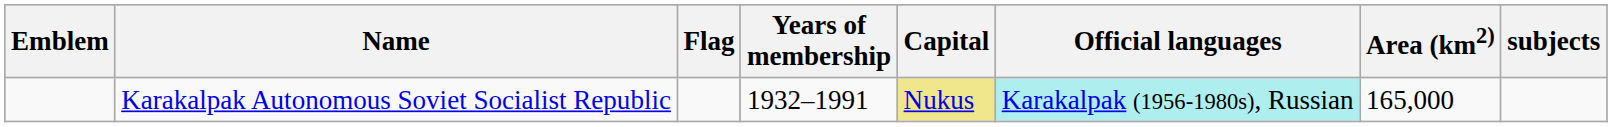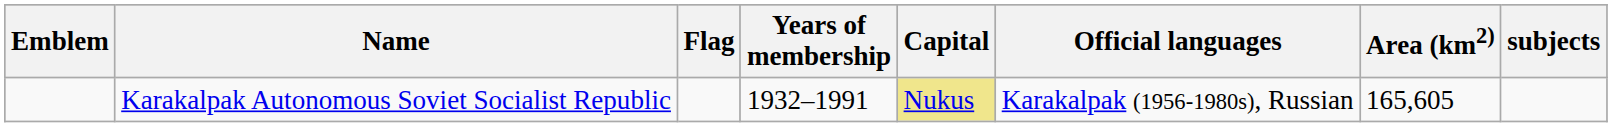(1178, 99) paleturquoise background -> (1178, 99) no background
(1410, 99) 165,000 -> (1410, 99) 165,605
